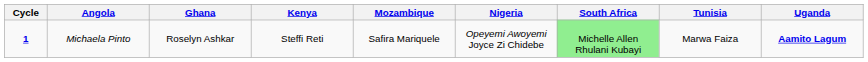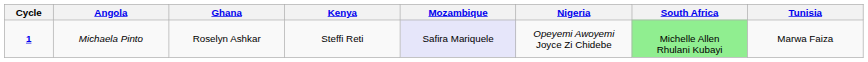- column: (812, 12)
(404, 39) no background -> (458, 39) lavender background
